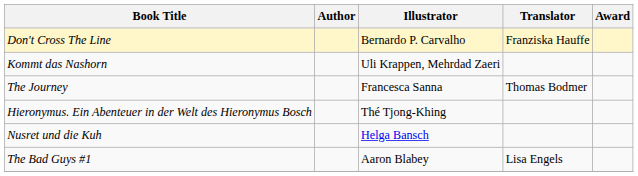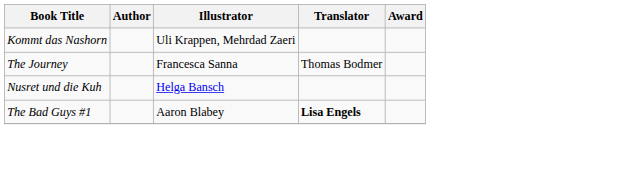- row: (59, 40)
- row: (160, 111)
(534, 159) normal -> (331, 111) bold
